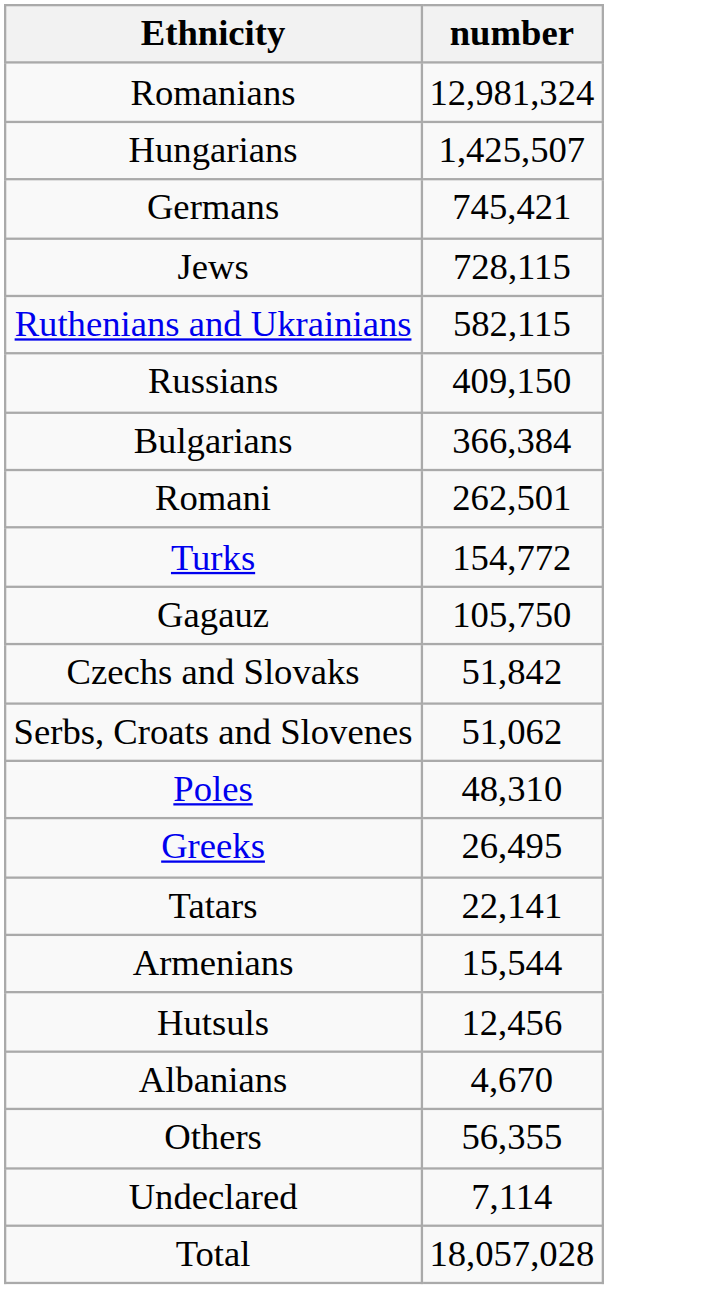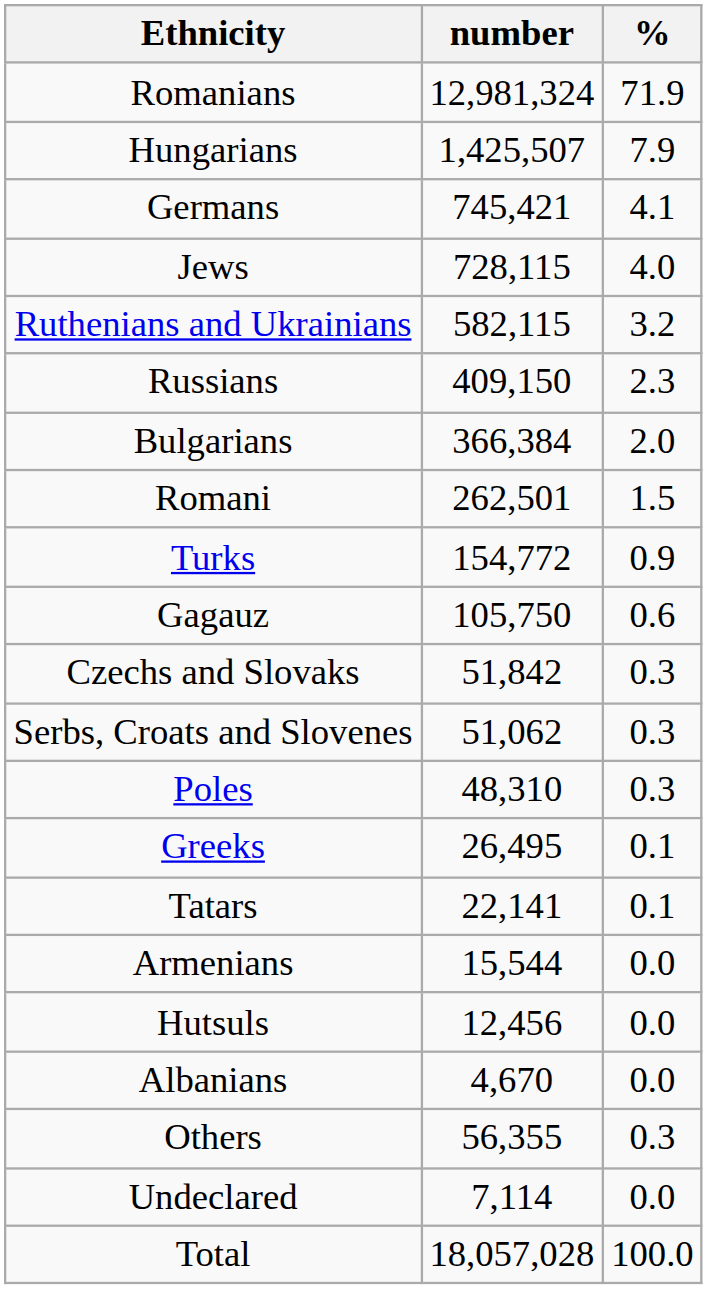+ column: (652, 33)
